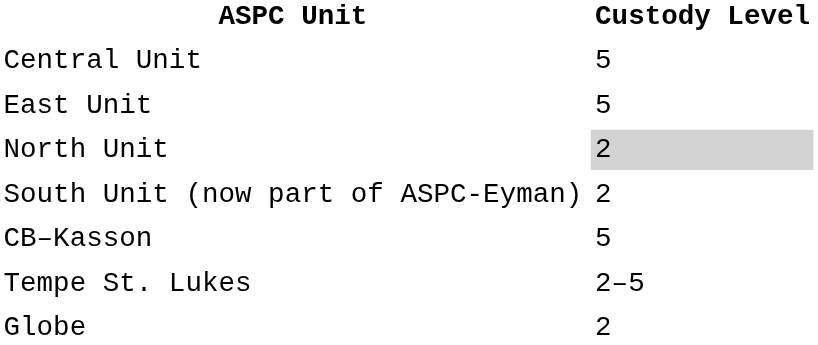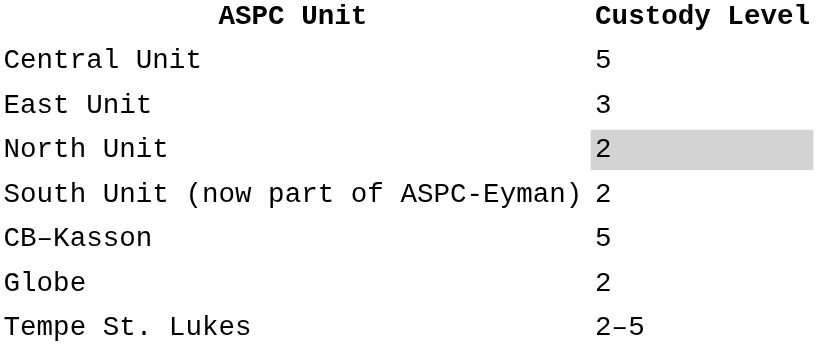(603, 105) 5 -> (603, 105) 3
rows swapped: (45, 328) <-> (128, 283)
